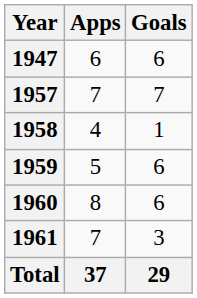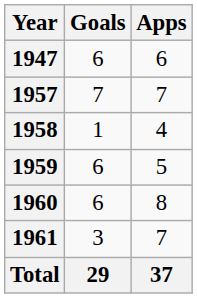columns swapped: (95, 22) <-> (159, 22)
